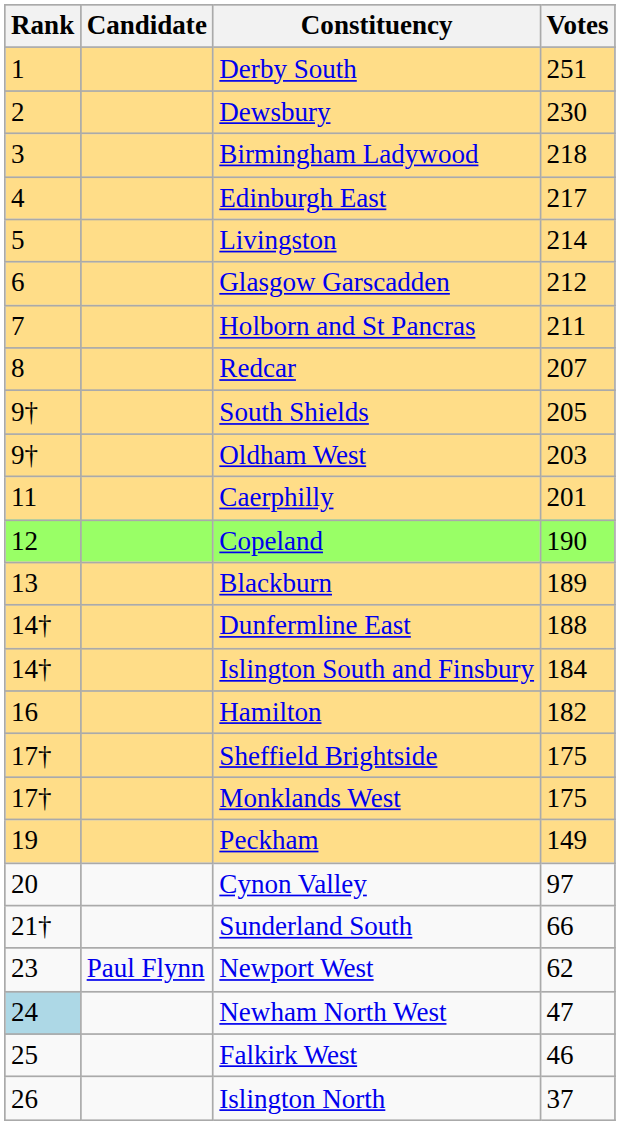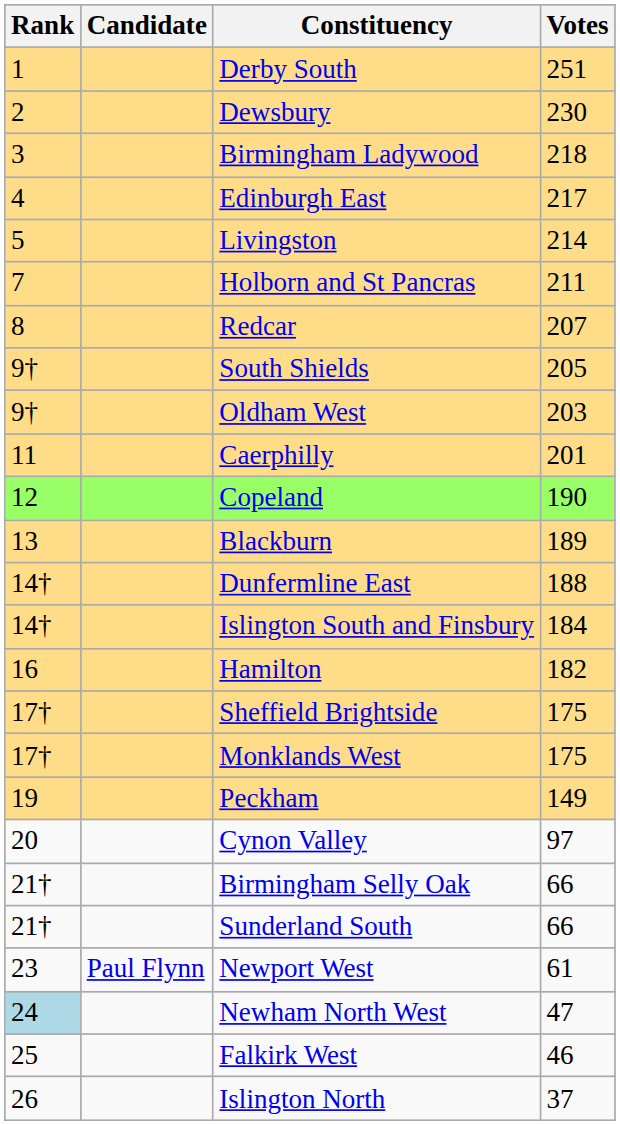- row: (335, 283)
+ row: (345, 883)
(560, 969) 62 -> (560, 969) 61
